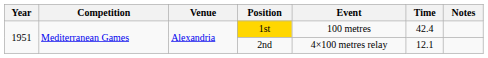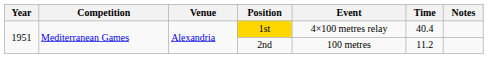(349, 29) 100 metres -> (349, 29) 4×100 metres relay
(425, 29) 42.4 -> (425, 29) 40.4
(349, 45) 4×100 metres relay -> (349, 45) 100 metres
(425, 45) 12.1 -> (425, 45) 11.2
